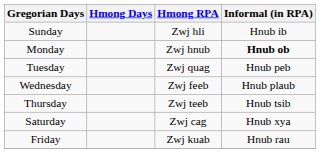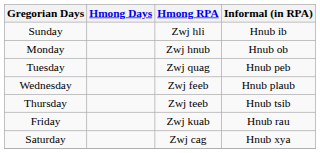(268, 49) bold -> (268, 49) normal
rows swapped: (46, 139) <-> (46, 121)
